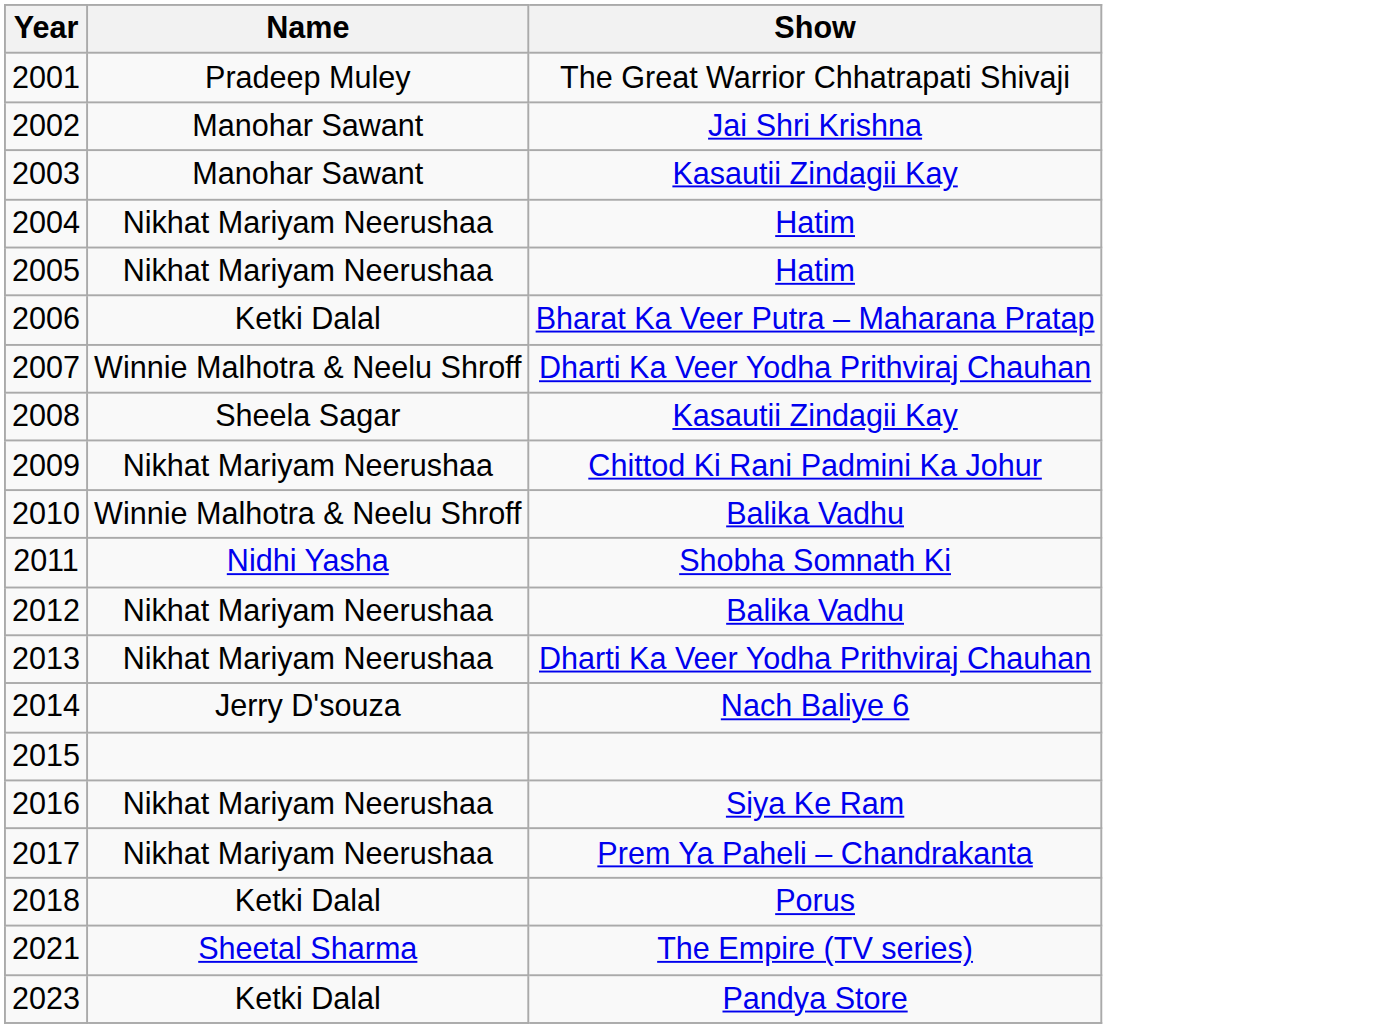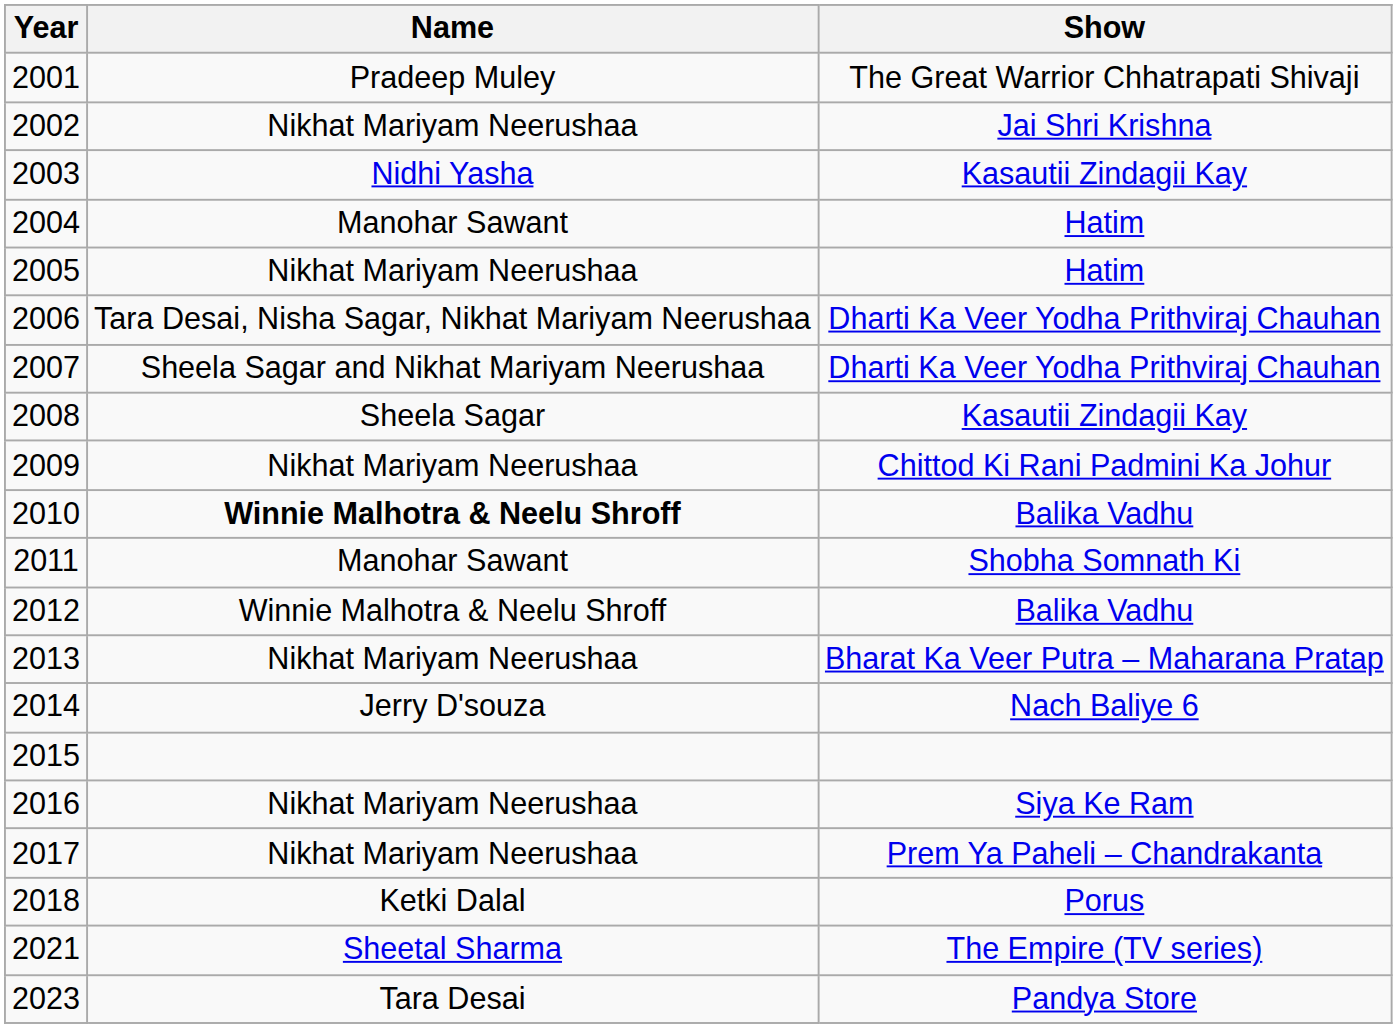(308, 125) Manohar Sawant -> (452, 125) Nikhat Mariyam Neerushaa
(308, 174) Manohar Sawant -> (452, 174) Nidhi Yasha
(308, 222) Nikhat Mariyam Neerushaa -> (452, 222) Manohar Sawant
(308, 319) Ketki Dalal -> (452, 319) Tara Desai, Nisha Sagar, Nikhat Mariyam Neerushaa
(815, 319) Bharat Ka Veer Putra – Maharana Pratap -> (1104, 319) Dharti Ka Veer Yodha Prithviraj Chauhan
(308, 367) Winnie Malhotra & Neelu Shroff -> (452, 367) Sheela Sagar and Nikhat Mariyam Neerushaa
(308, 513) normal -> (452, 513) bold
(308, 561) Nidhi Yasha -> (452, 561) Manohar Sawant
(308, 610) Nikhat Mariyam Neerushaa -> (452, 610) Winnie Malhotra & Neelu Shroff
(815, 658) Dharti Ka Veer Yodha Prithviraj Chauhan -> (1104, 658) Bharat Ka Veer Putra – Maharana Pratap
(308, 998) Ketki Dalal -> (452, 998) Tara Desai
